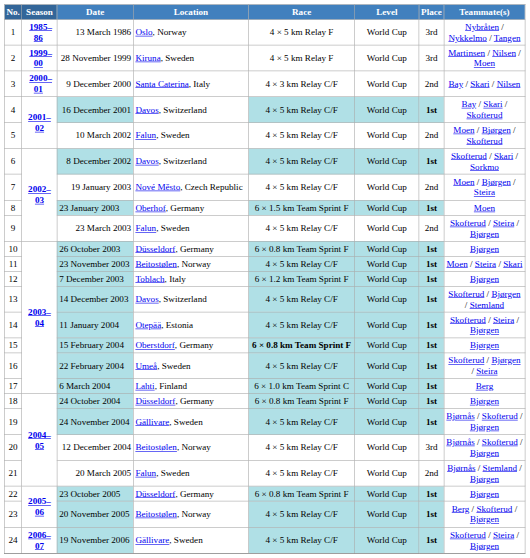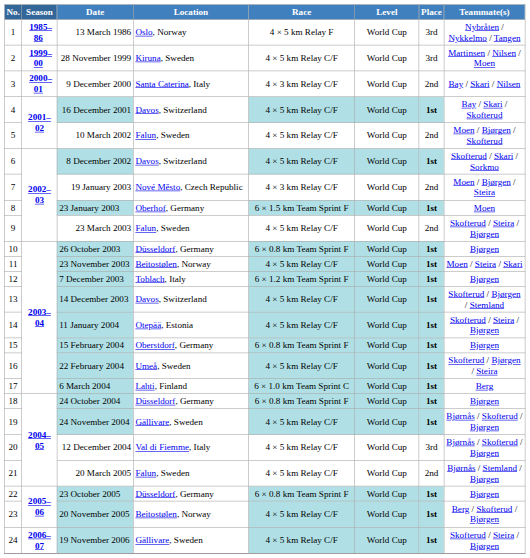(302, 58) 4 × 5 km Relay F -> (302, 58) 4 × 5 km Relay C/F
(302, 187) 4 × 5 km Relay C/F -> (302, 187) 4 × 3 km Relay C/F
(302, 345) bold -> (302, 345) normal
(173, 447) Beitostølen, Norway -> (173, 447) Val di Fiemme, Italy
